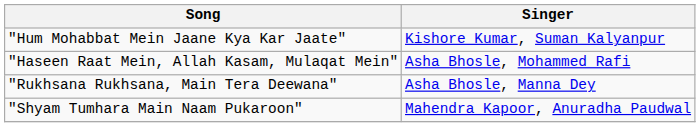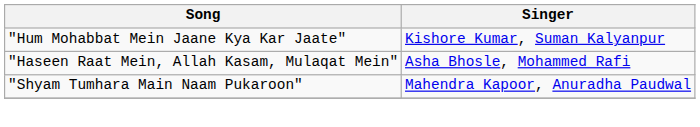- row: (173, 87)
